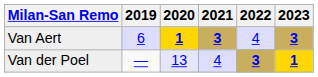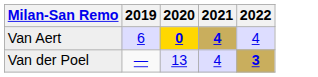- column: (294, 15)
(179, 38) 1 -> (179, 38) 0
(217, 38) 3 -> (217, 38) 4
